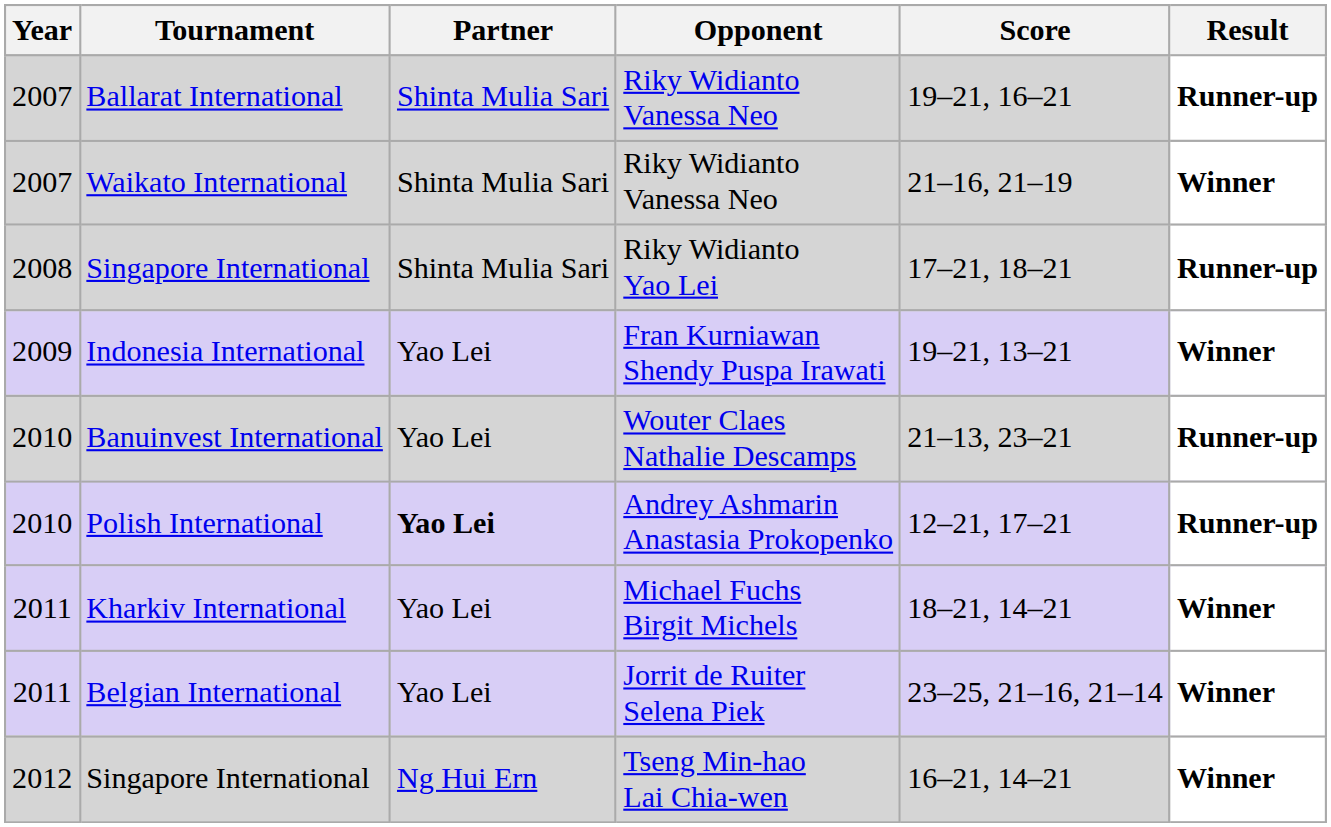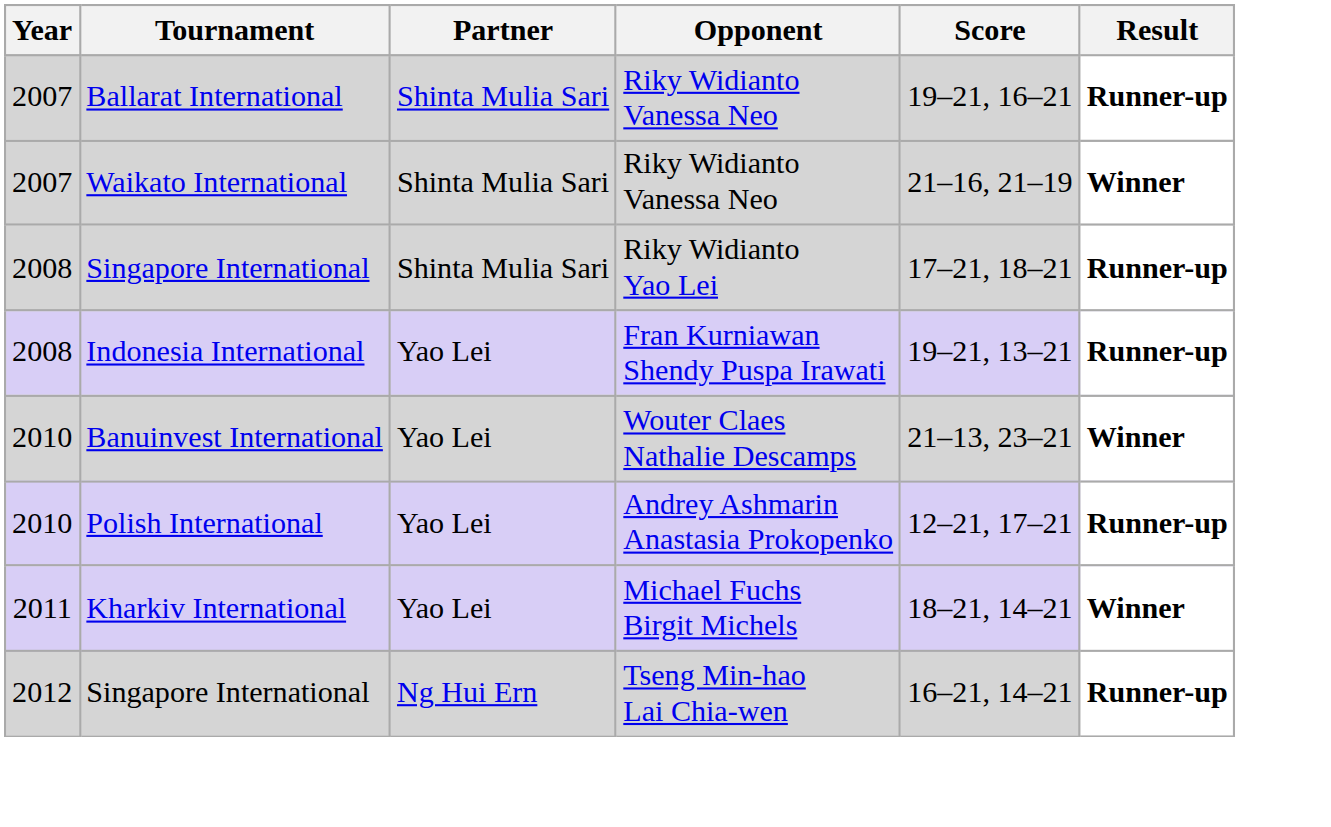(42, 352) 2009 -> (42, 352) 2008
(1226, 352) Winner -> (1157, 352) Runner-up
(1248, 437) Runner-up -> (1136, 437) Winner
(446, 522) bold -> (444, 522) normal
- row: (214, 693)
(1226, 778) Winner -> (1157, 693) Runner-up
